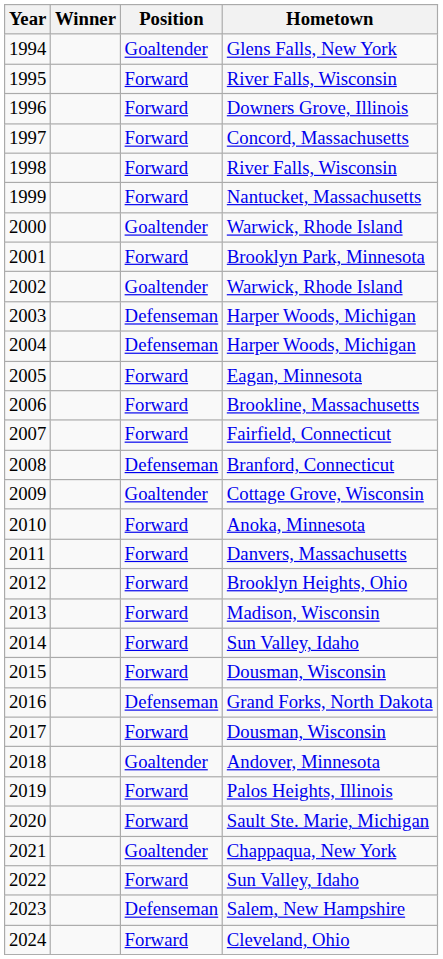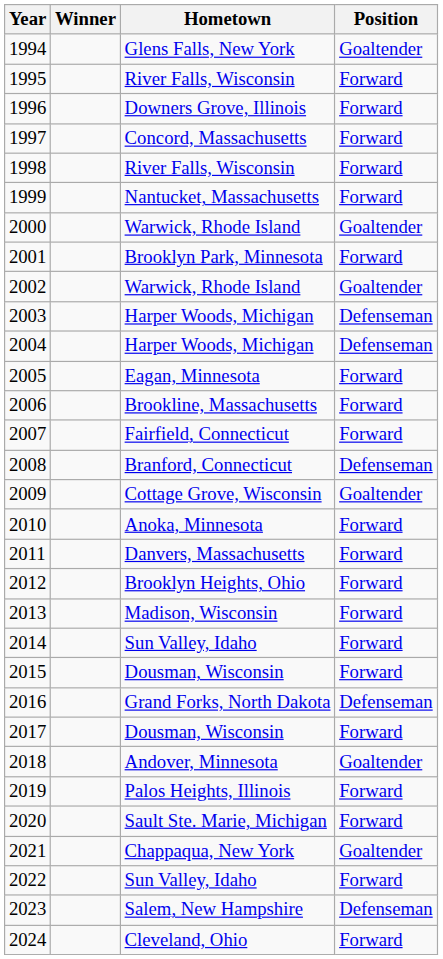columns swapped: (171, 19) <-> (330, 19)
